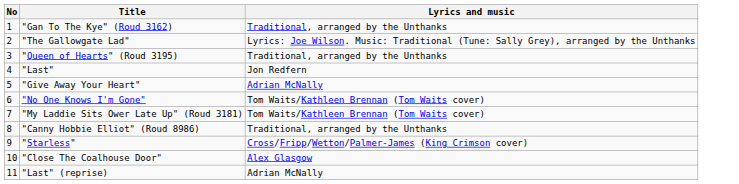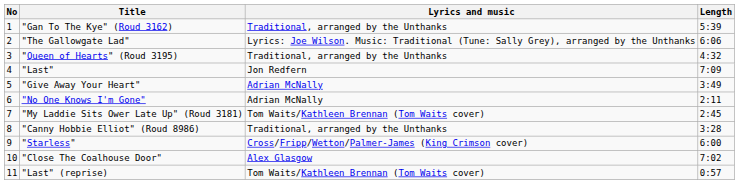+ column: (716, 12)
(366, 99) Tom Waits/Kathleen Brennan (Tom Waits cover) -> (285, 99) Adrian McNally
(285, 172) Adrian McNally -> (366, 172) Tom Waits/Kathleen Brennan (Tom Waits cover)
